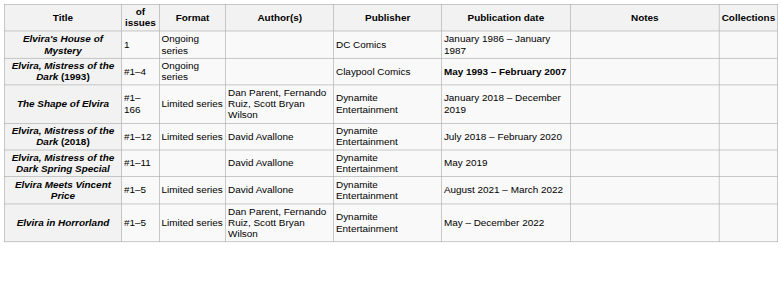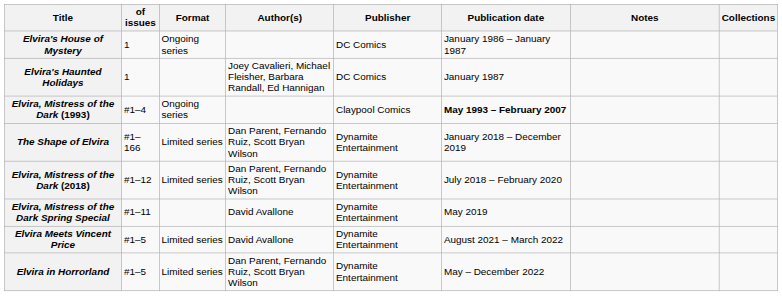+ row: (63, 77)
(261, 136) David Avallone -> (277, 180) Dan Parent, Fernando Ruiz, Scott Bryan Wilson
